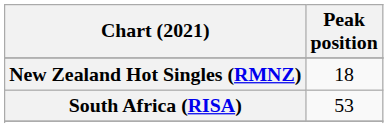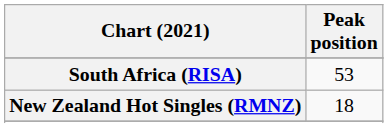rows swapped: (155, 74) <-> (155, 105)
